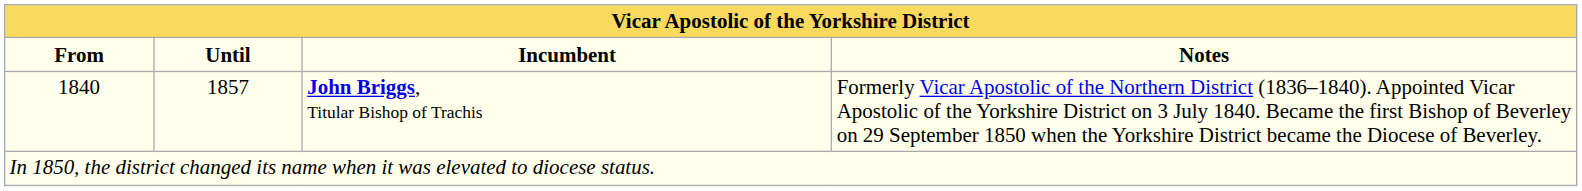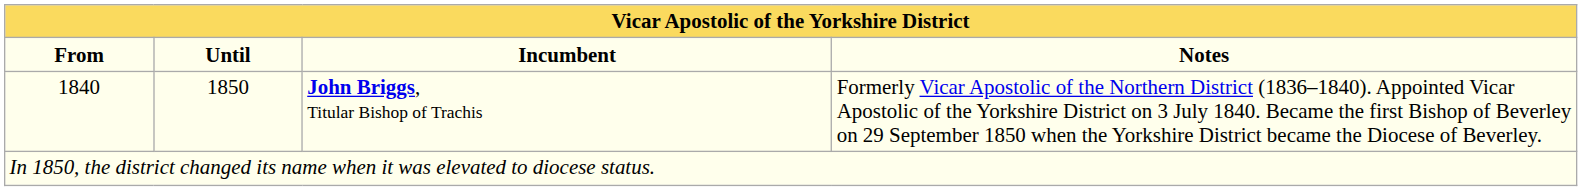(228, 87) 1857 -> (228, 87) 1850
